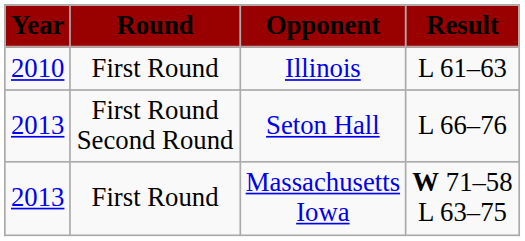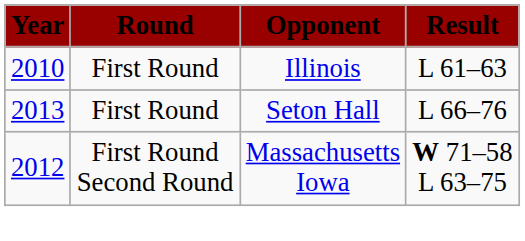(155, 125) First Round Second Round -> (155, 110) First Round
(38, 197) 2013 -> (38, 167) 2012
(155, 197) First Round -> (155, 167) First Round Second Round
